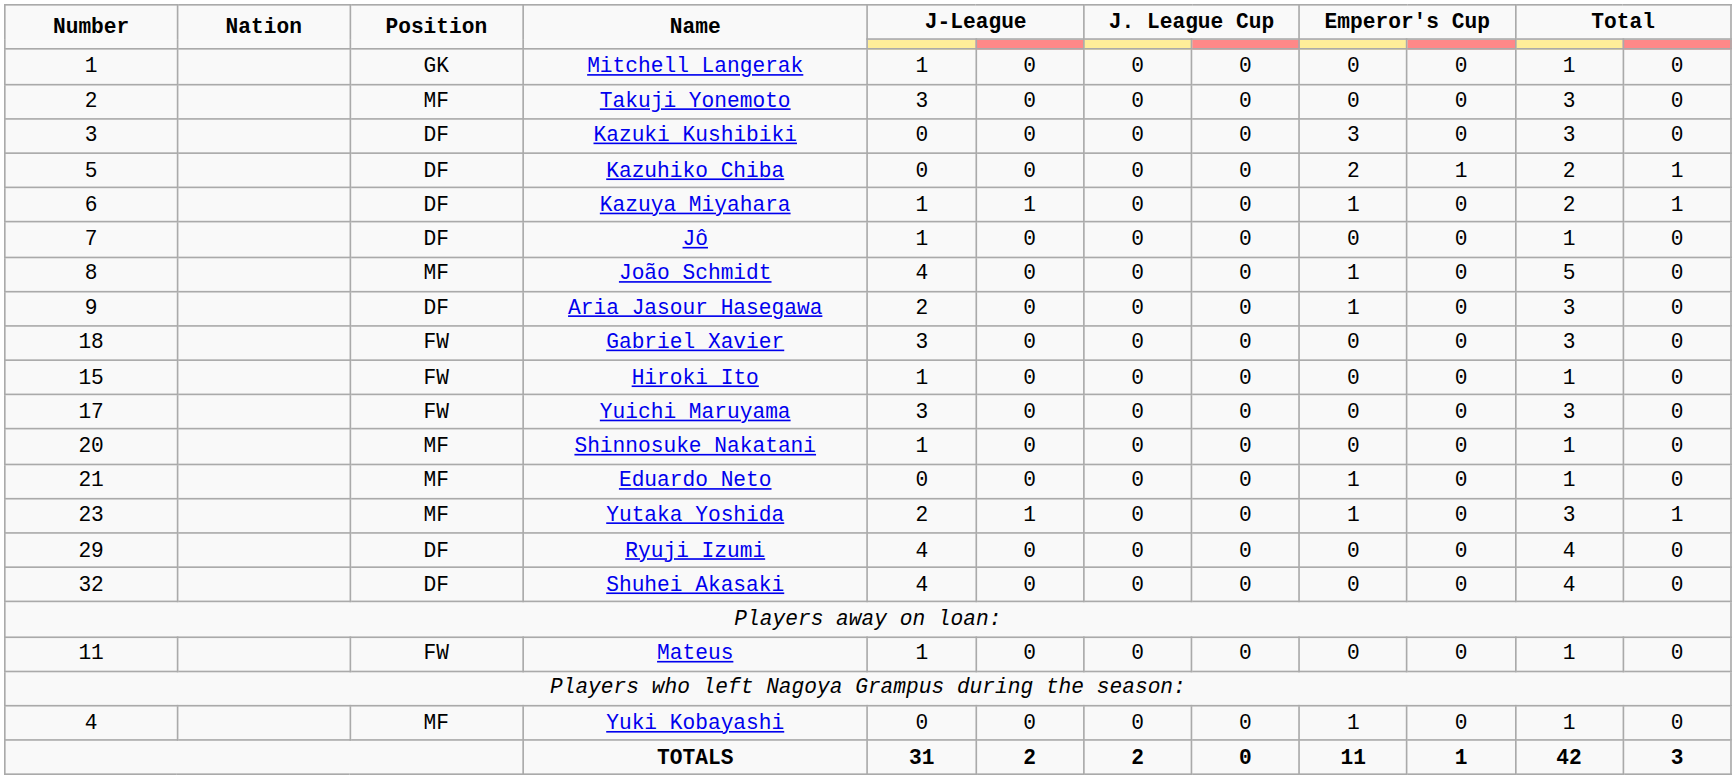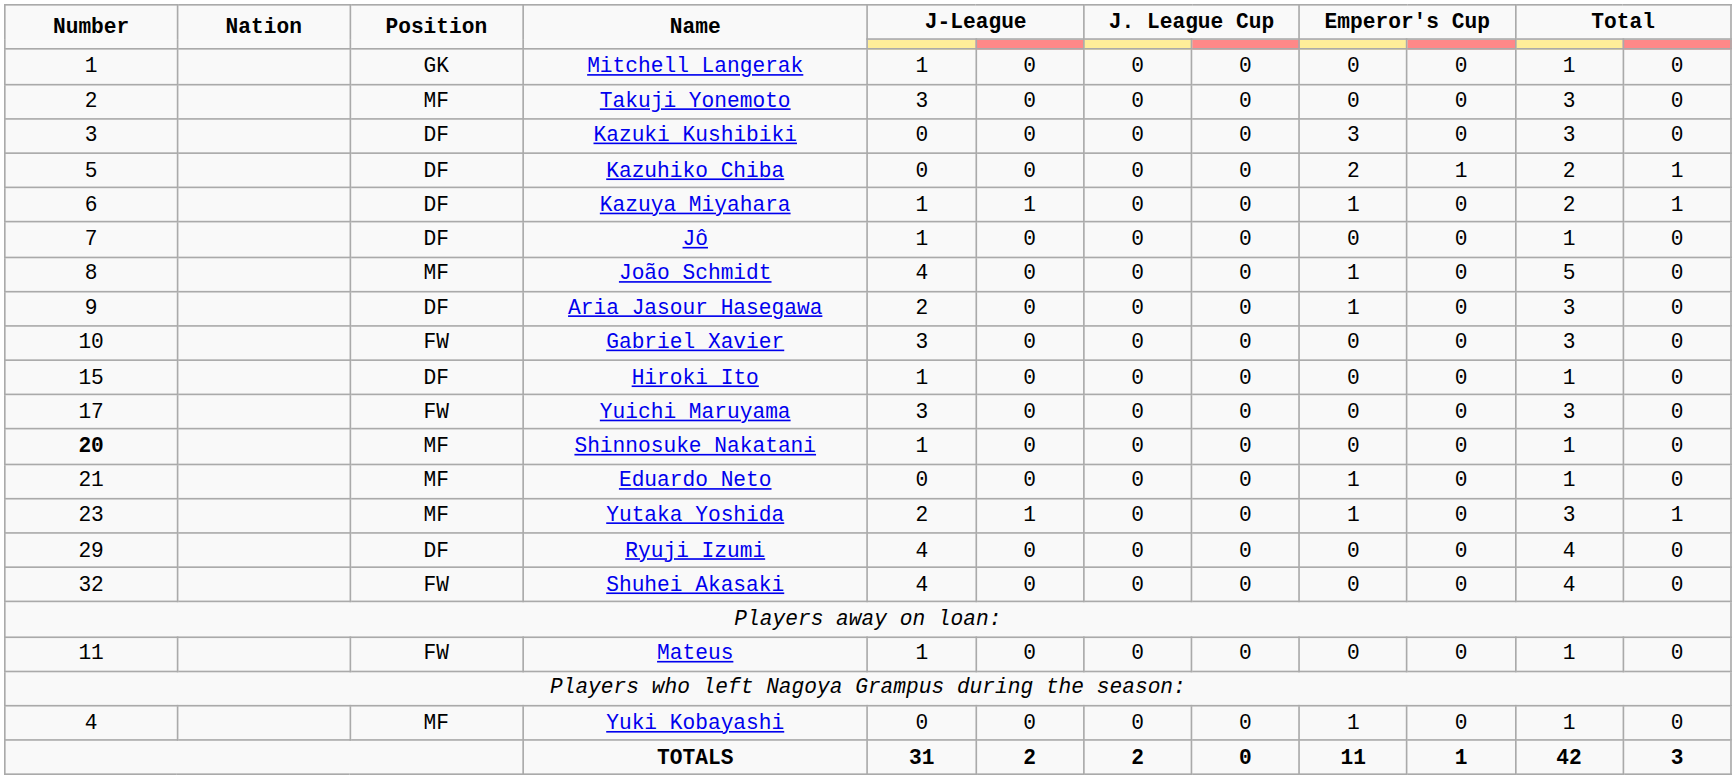(91, 343) 18 -> (91, 343) 10
(436, 378) FW -> (436, 378) DF
(91, 447) normal -> (91, 447) bold
(436, 585) DF -> (436, 585) FW
